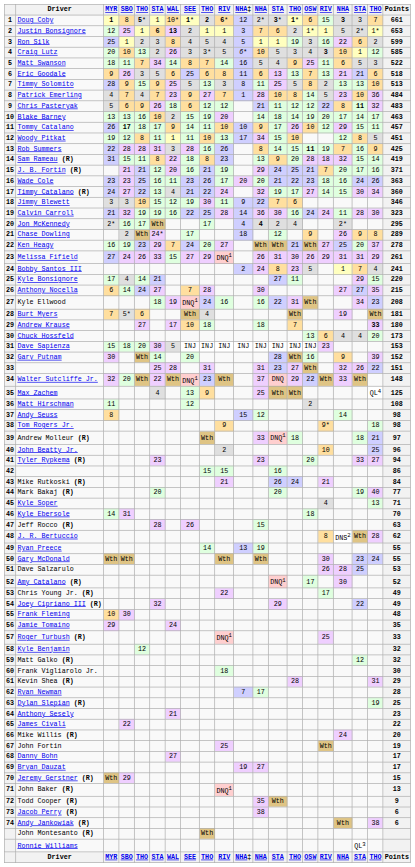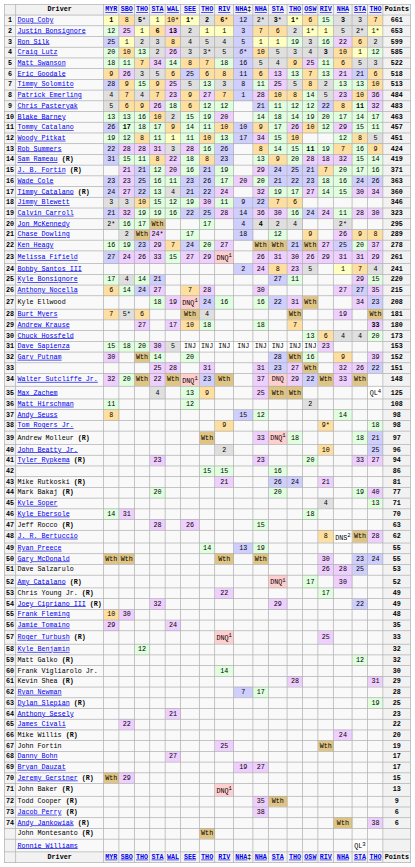(224, 63) 14 -> (224, 63) 18
(397, 149) 425 -> (397, 149) 424
(397, 482) 84 -> (397, 482) 81
(224, 671) 18 -> (224, 671) 14
